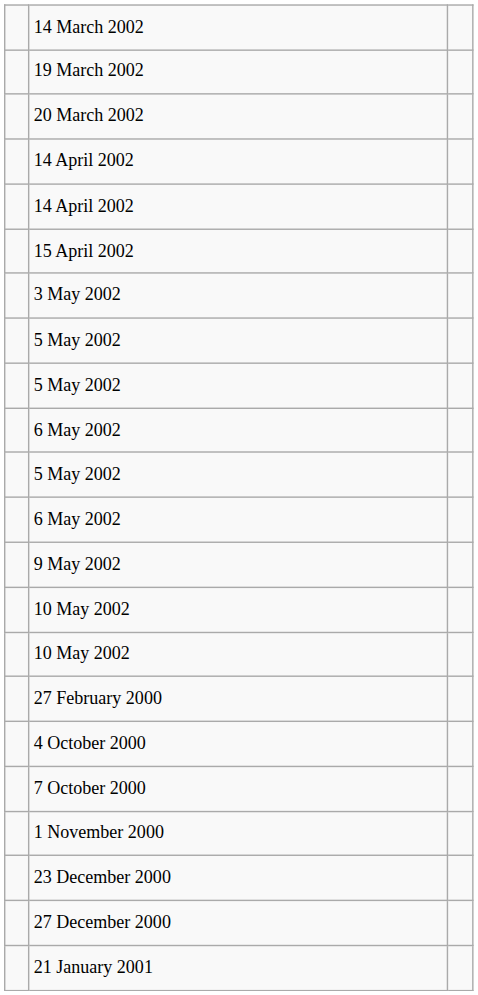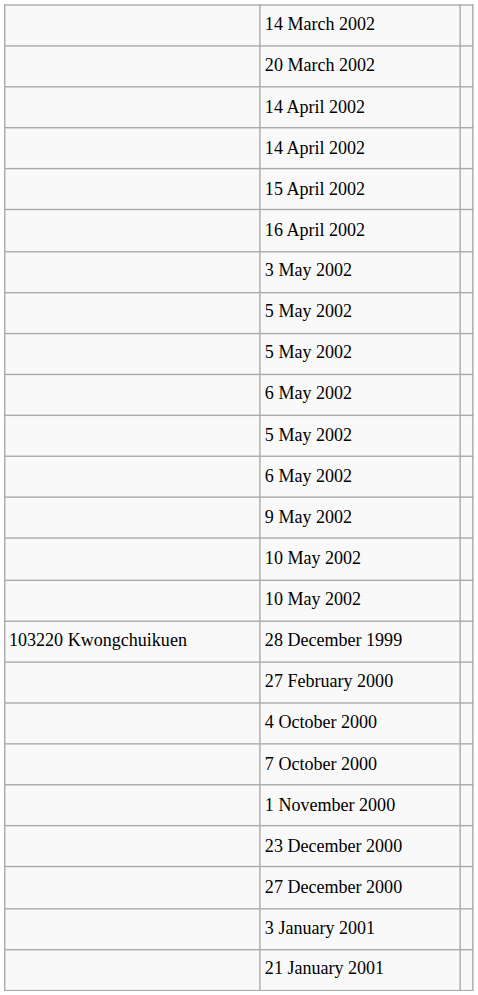- row: (17, 72)
+ row: (133, 231)
+ row: (98, 641)
+ row: (133, 929)
